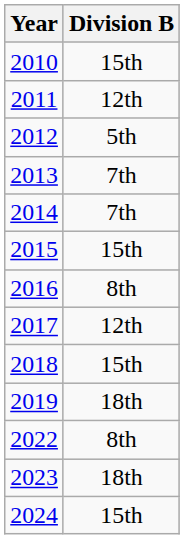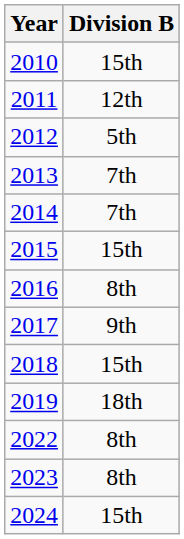(122, 325) 12th -> (122, 325) 9th
(122, 477) 18th -> (122, 477) 8th
